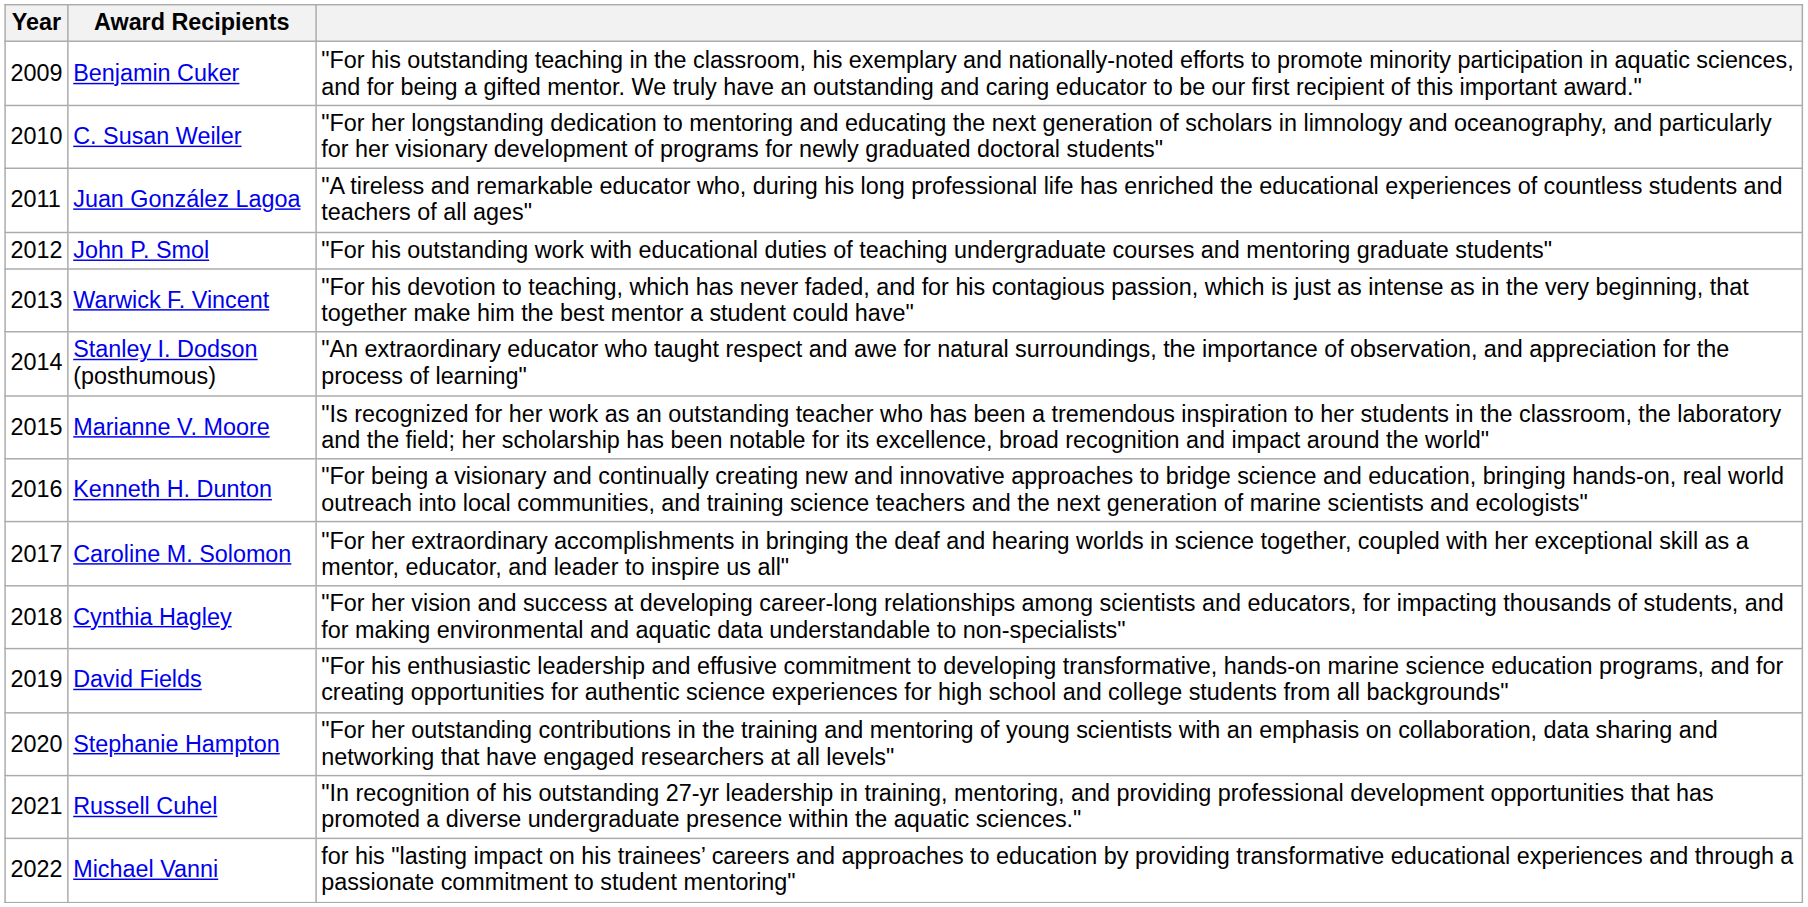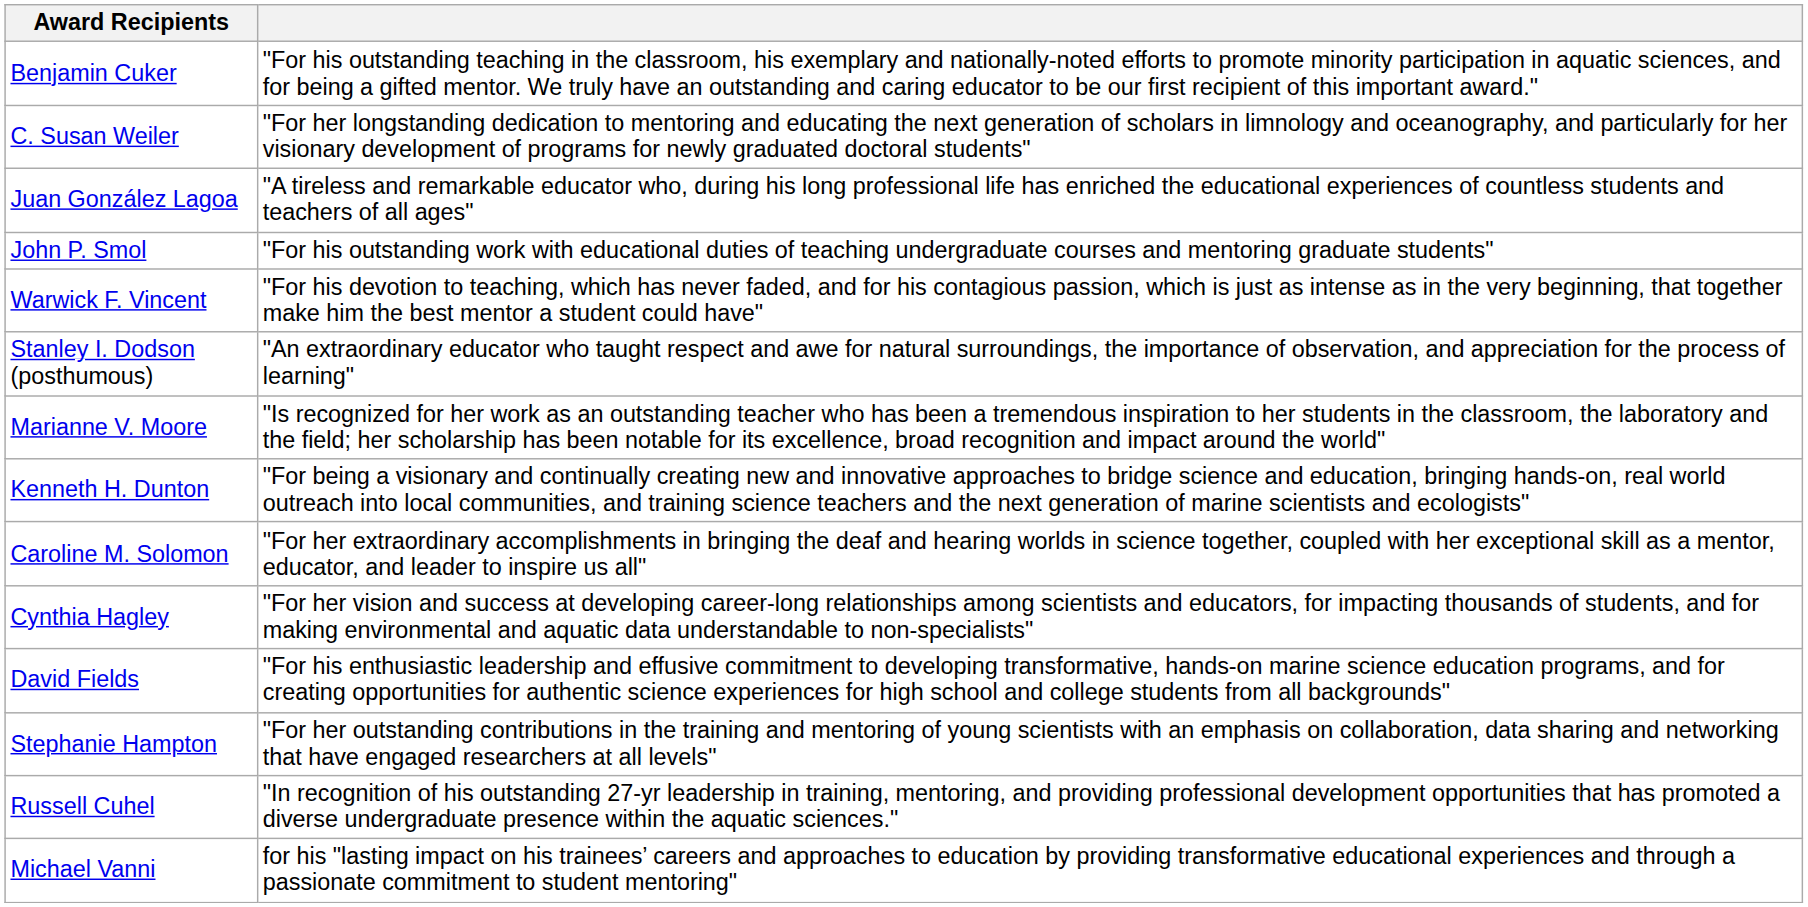- column: (36, 23)
